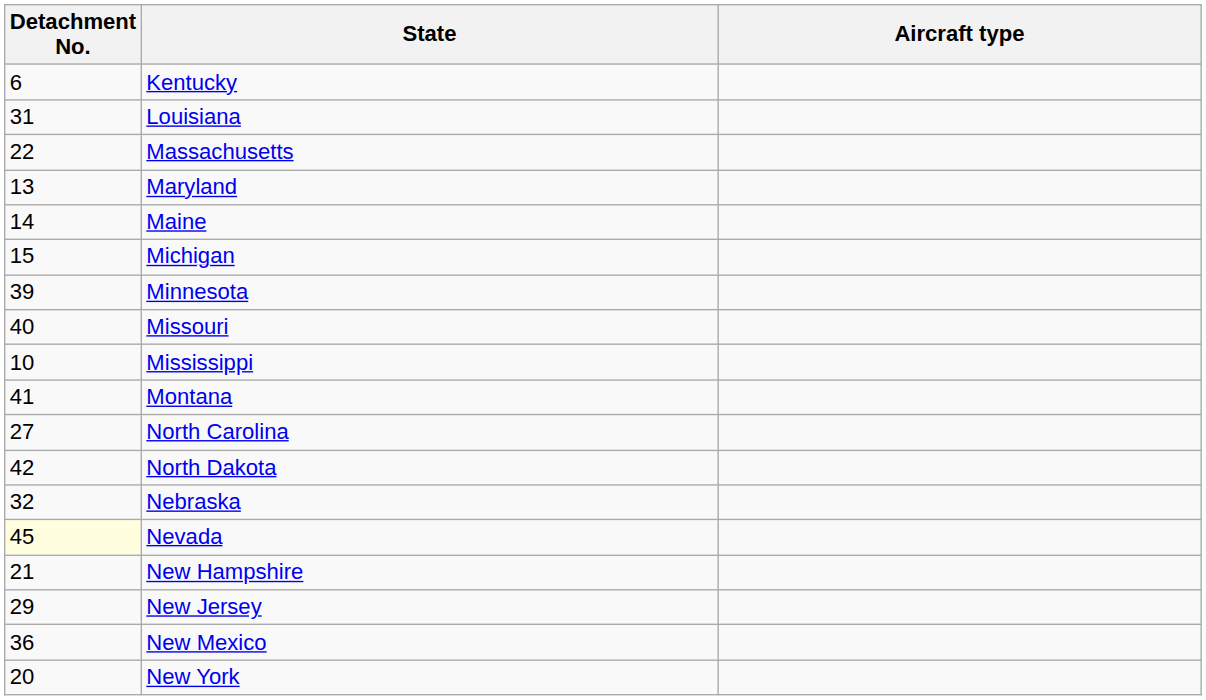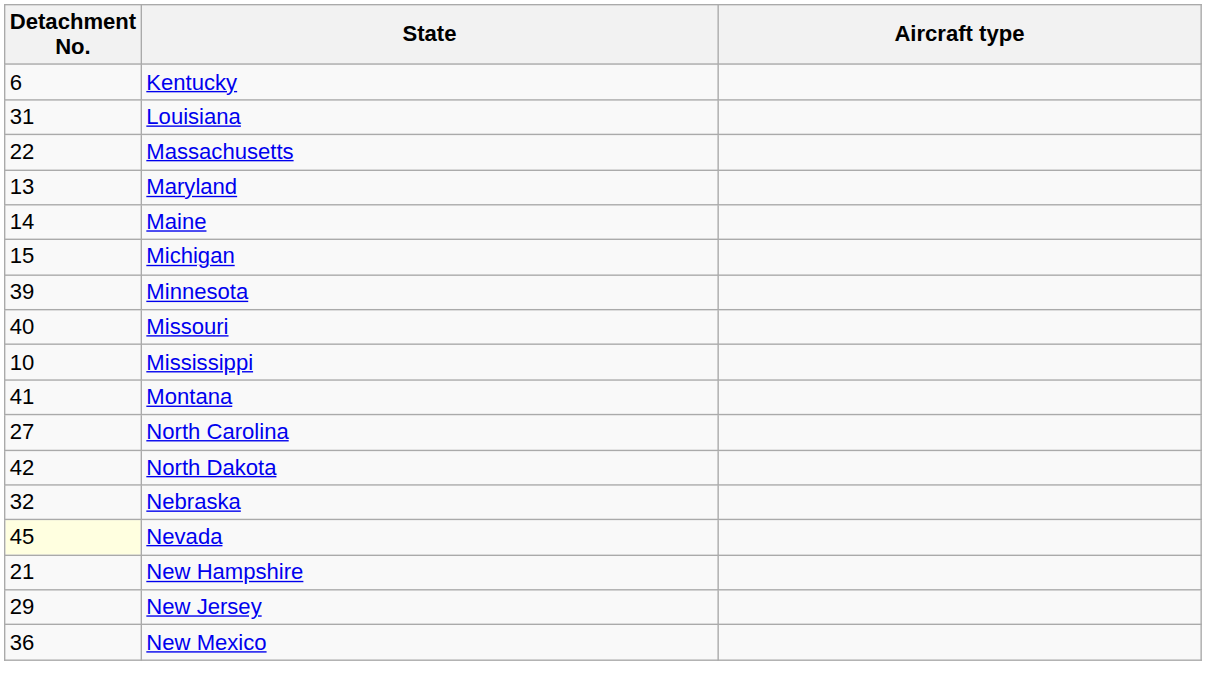- row: (193, 677)
